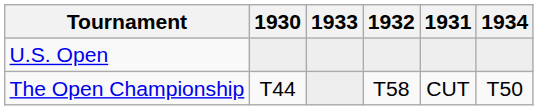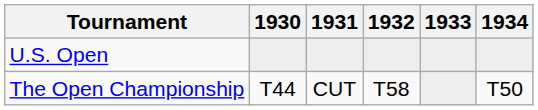columns swapped: (448, 22) <-> (334, 22)
